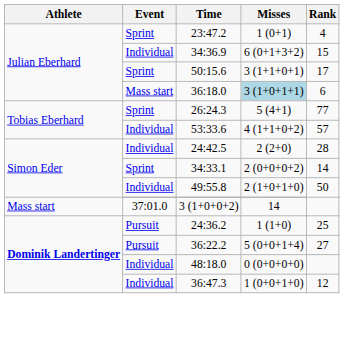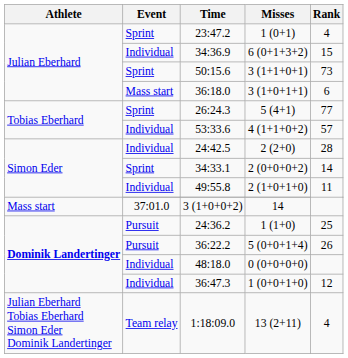(323, 72) 17 -> (327, 72) 73
(274, 91) lightblue background -> (278, 91) no background
(323, 187) 50 -> (327, 187) 11
(323, 245) 27 -> (327, 245) 26
+ row: (213, 323)
